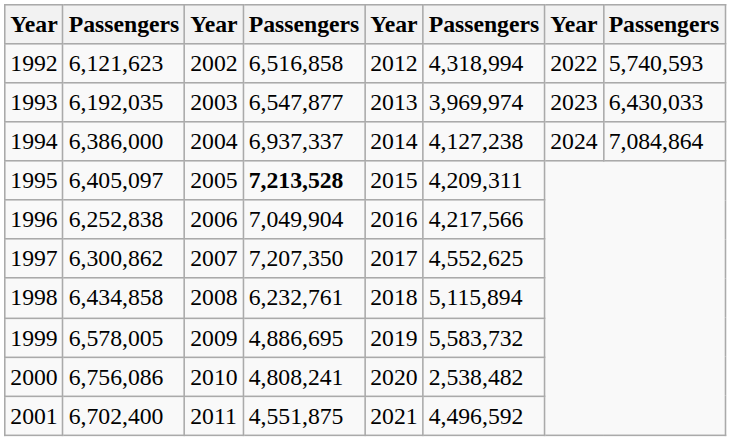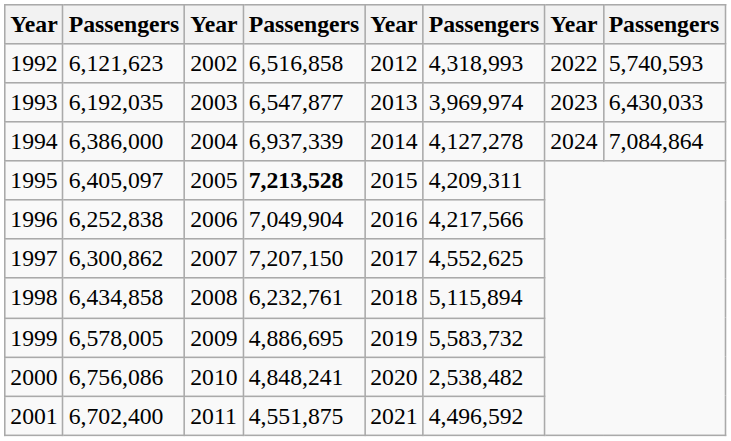(476, 63) 4,318,994 -> (476, 63) 4,318,993
(296, 141) 6,937,337 -> (296, 141) 6,937,339
(476, 141) 4,127,238 -> (476, 141) 4,127,278
(296, 258) 7,207,350 -> (296, 258) 7,207,150
(296, 376) 4,808,241 -> (296, 376) 4,848,241
